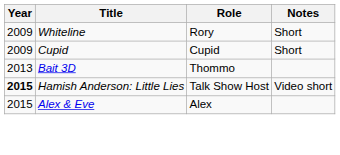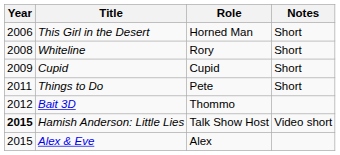+ row: (94, 31)
(20, 31) 2009 -> (20, 50) 2008
+ row: (71, 86)
(20, 68) 2013 -> (20, 104) 2012
